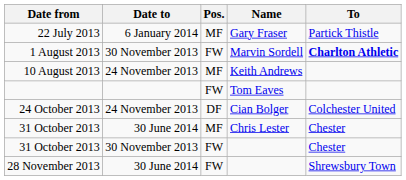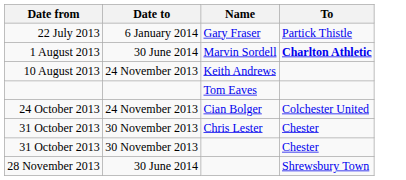- column: (214, 14)
(152, 52) 30 November 2013 -> (166, 52) 30 June 2014
(166, 128) 30 June 2014 -> (152, 128) 30 November 2013
